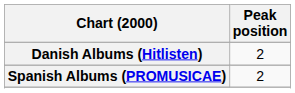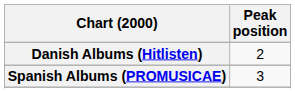(260, 76) 2 -> (260, 76) 3
